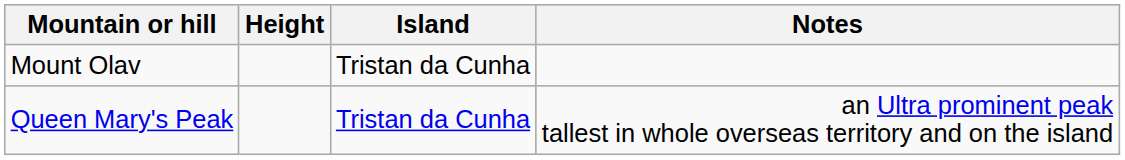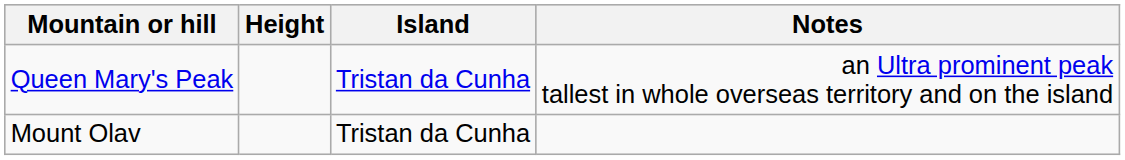rows swapped: (122, 119) <-> (76, 65)
